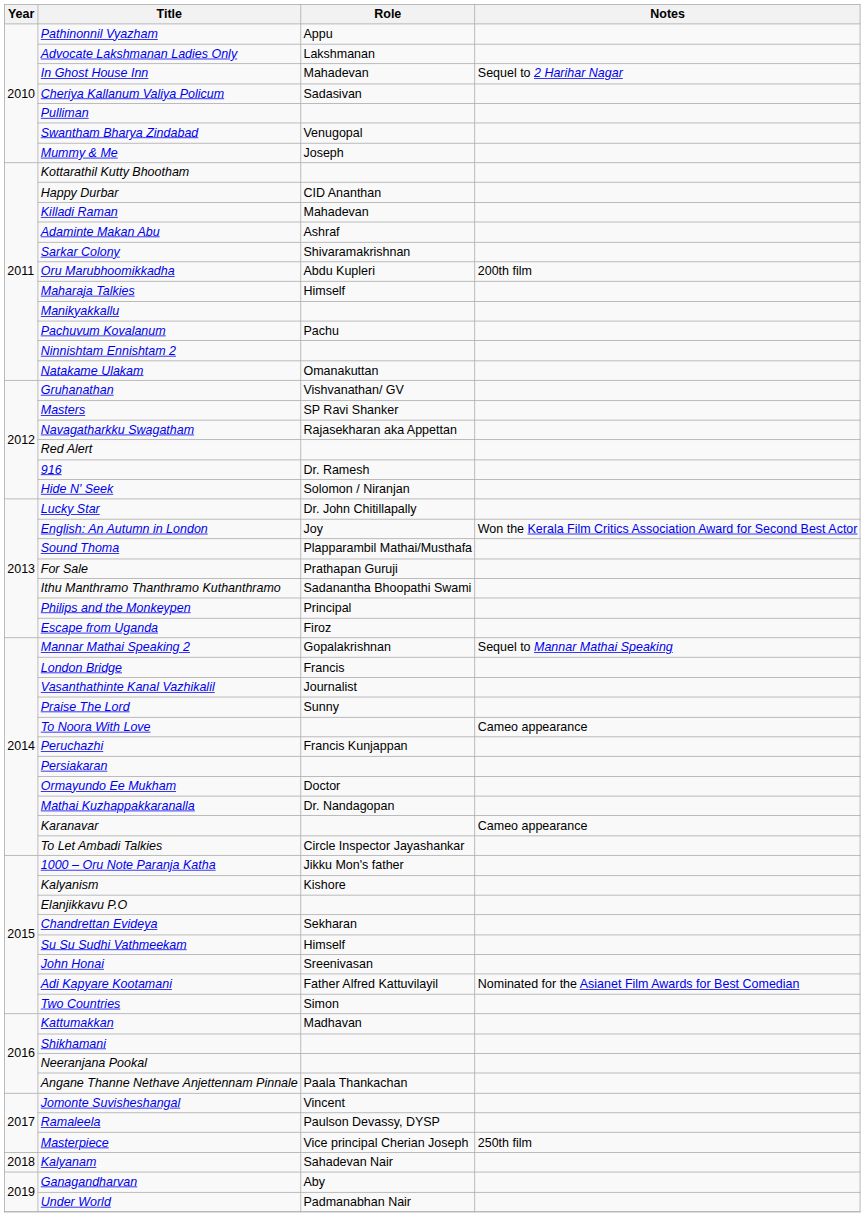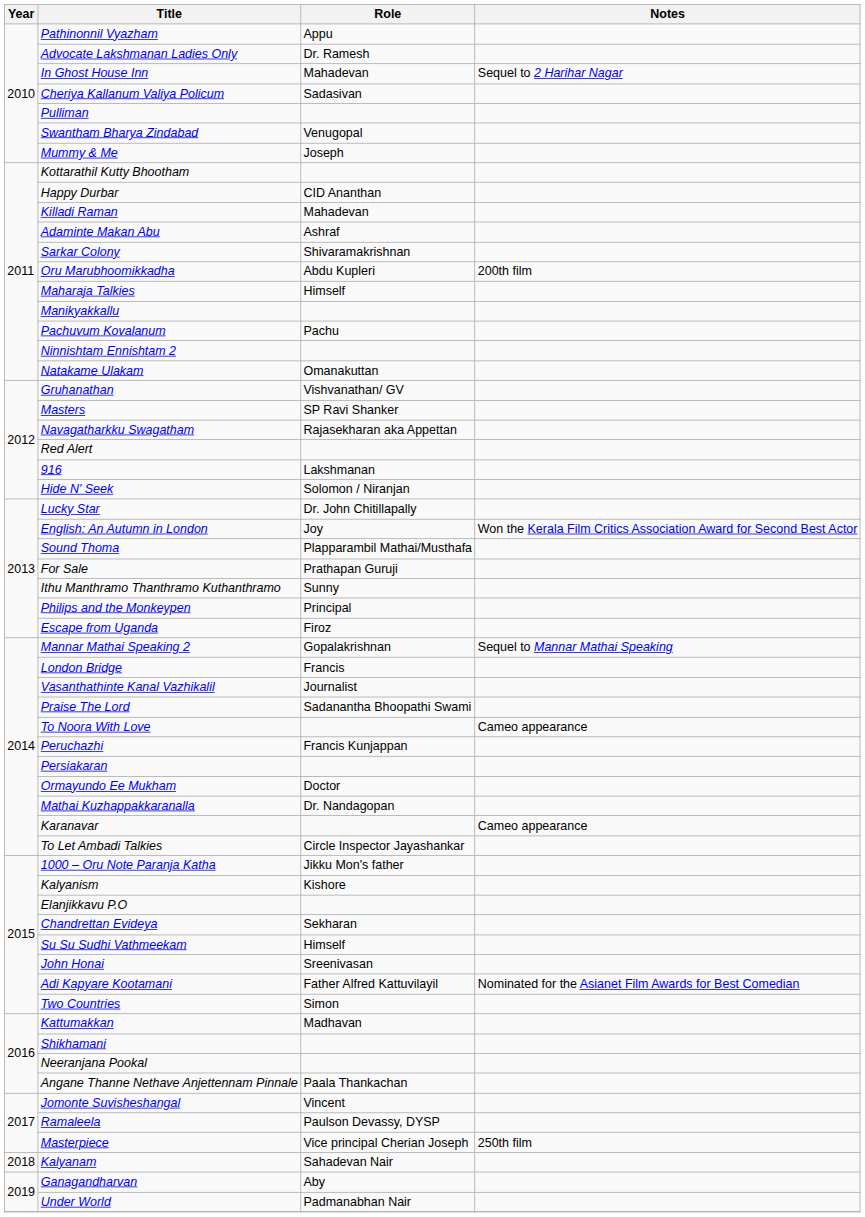(339, 53) Lakshmanan -> (336, 53) Dr. Ramesh
(336, 469) Dr. Ramesh -> (339, 469) Lakshmanan
(387, 588) Sadanantha Bhoopathi Swami -> (321, 588) Sunny
(321, 707) Sunny -> (387, 707) Sadanantha Bhoopathi Swami
